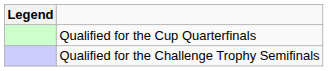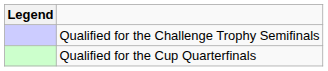rows swapped: (158, 35) <-> (189, 55)
